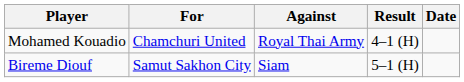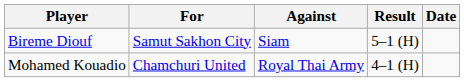rows swapped: (50, 64) <-> (67, 40)
